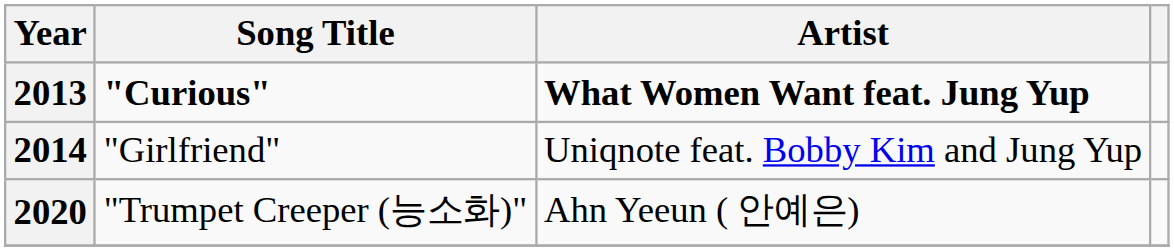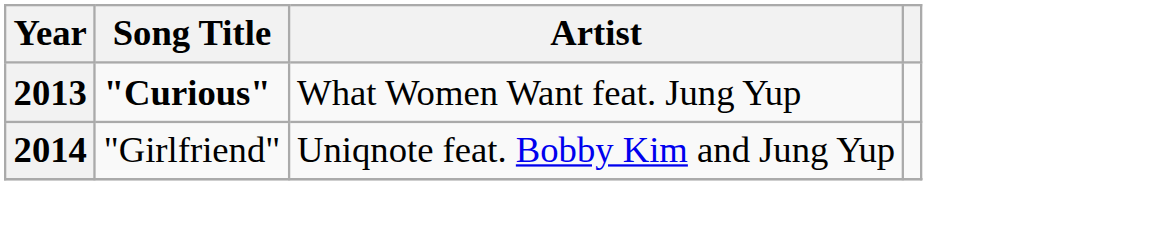(817, 91) bold -> (549, 91) normal
- row: (50, 211)
